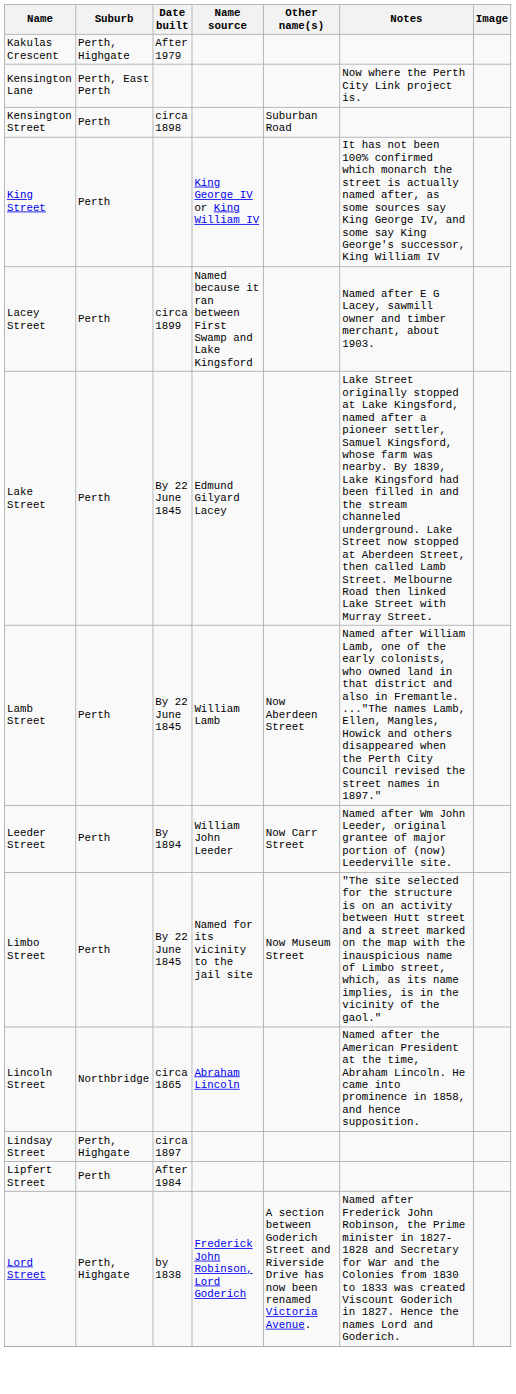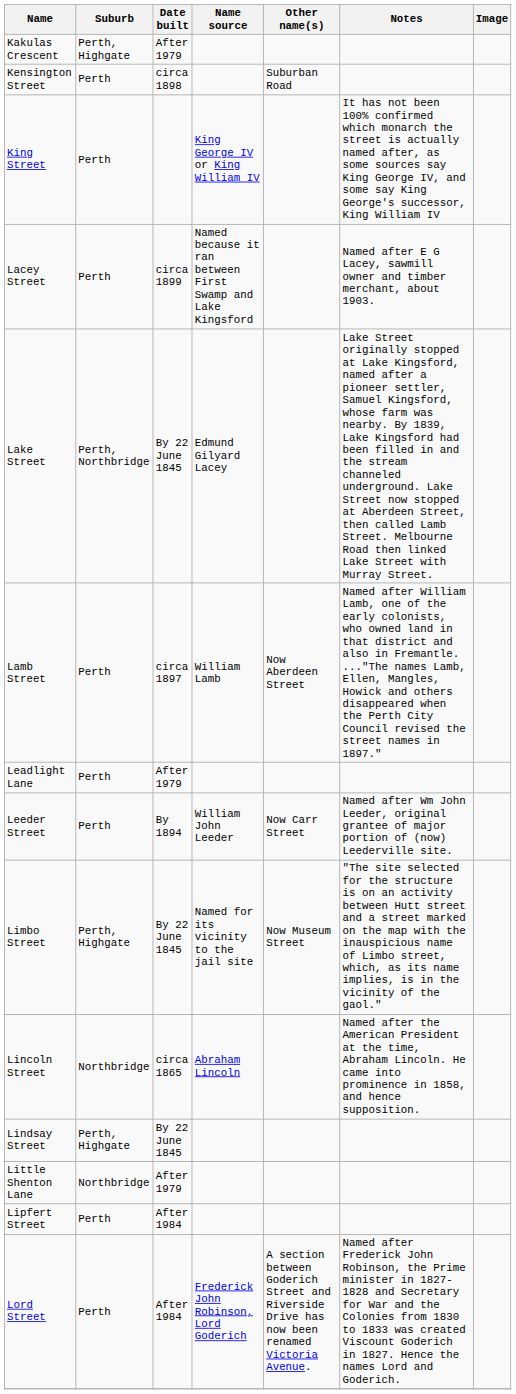- row: (39, 86)
(94, 498) Perth -> (114, 456) Perth, Northbridge
(171, 715) By 22 June 1845 -> (172, 673) circa 1897
+ row: (36, 777)
(94, 950) Perth -> (104, 937) Perth, Highgate
(171, 1147) circa 1897 -> (172, 1140) By 22 June 1845
+ row: (30, 1183)
(104, 1269) Perth, Highgate -> (94, 1311) Perth
(168, 1269) by 1838 -> (172, 1311) After 1984
